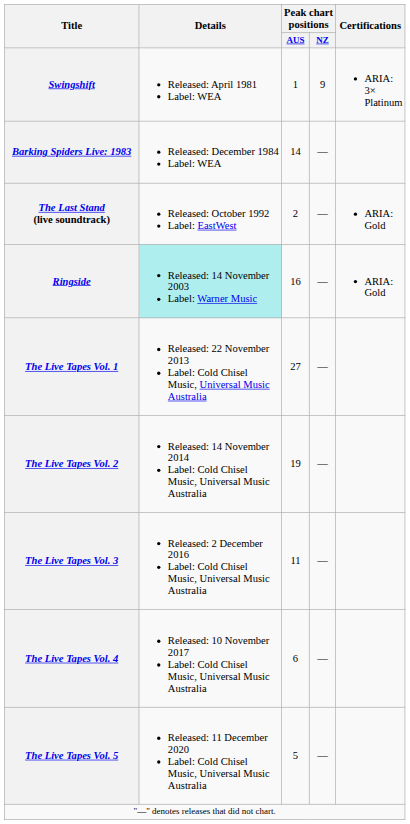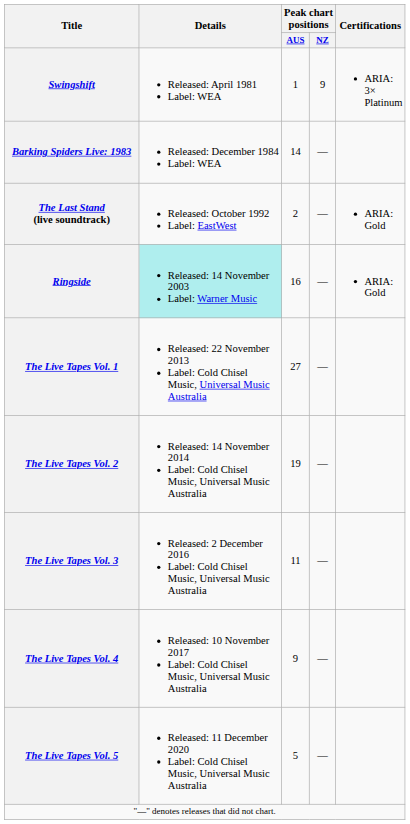(296, 658) 6 -> (296, 658) 9
